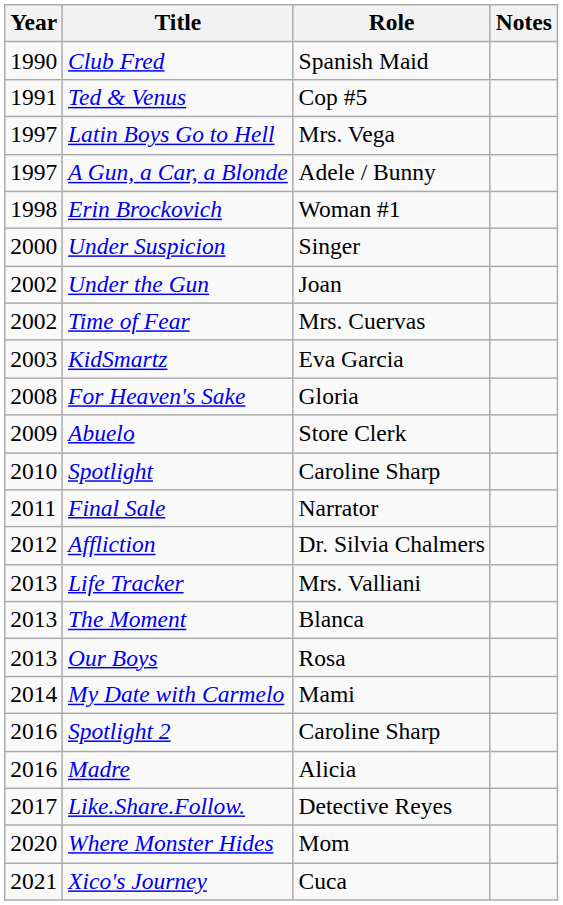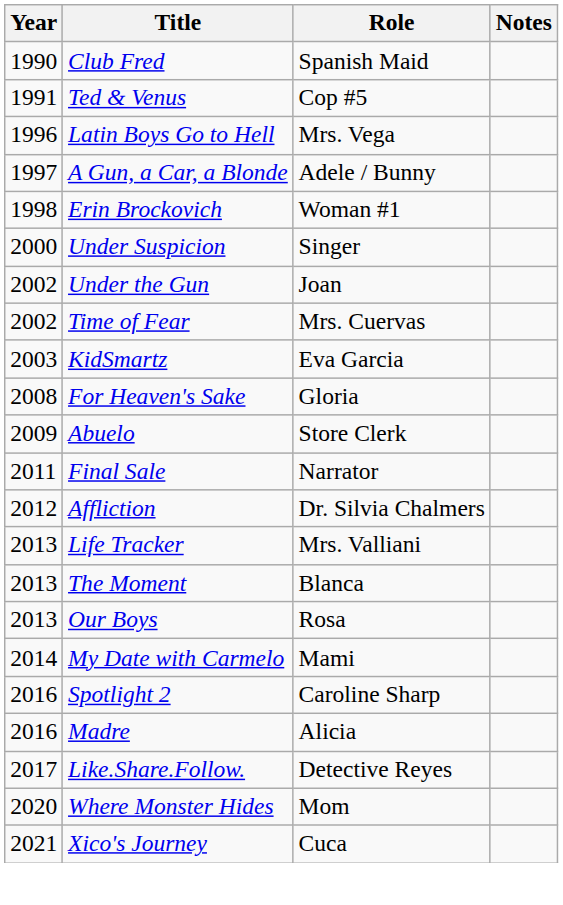(34, 135) 1997 -> (34, 135) 1996
- row: (111, 470)
